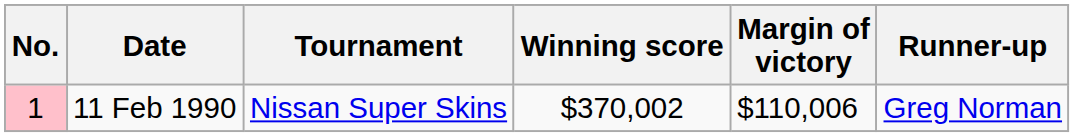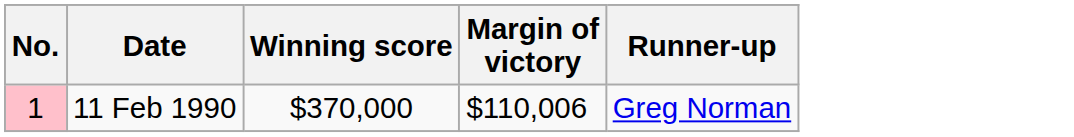- column: (379, 45)
(622, 108) $370,002 -> (351, 108) $370,000
